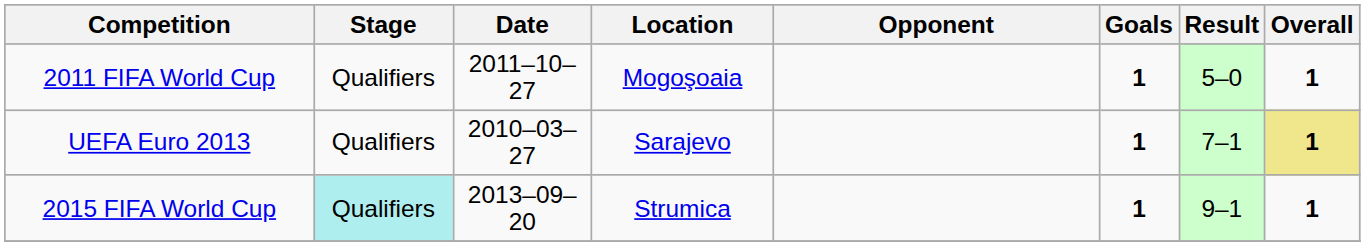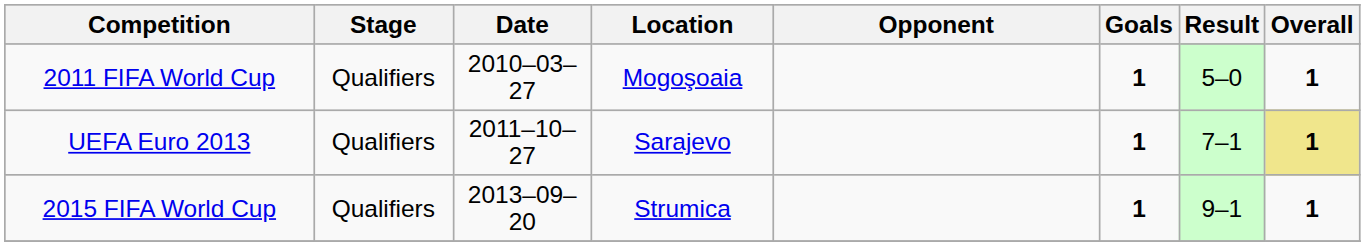(522, 77) 2011–10–27 -> (522, 77) 2010–03–27
(522, 143) 2010–03–27 -> (522, 143) 2011–10–27
(383, 209) paleturquoise background -> (383, 209) no background
